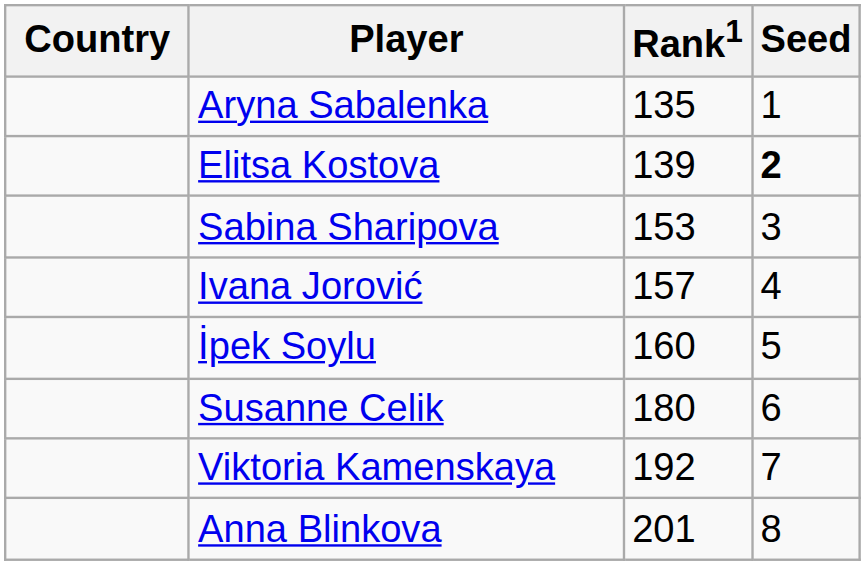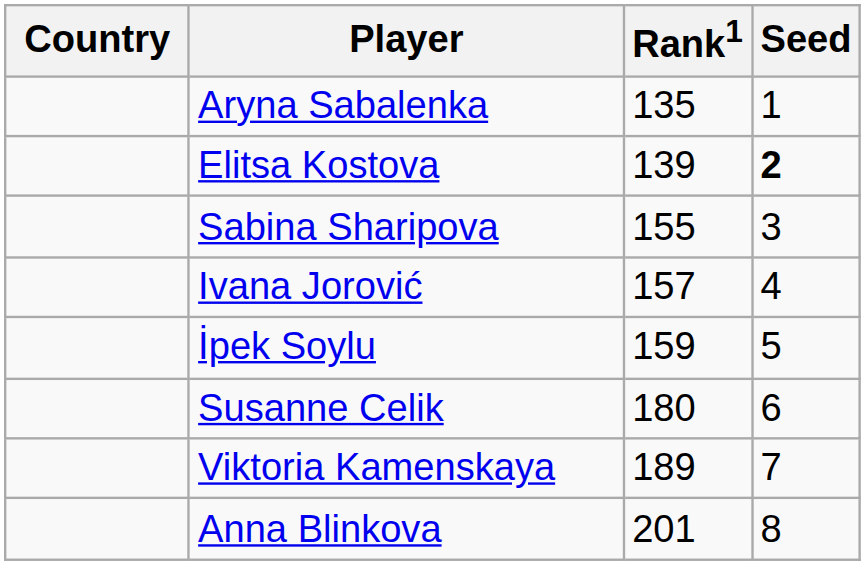(664, 226) 153 -> (664, 226) 155
(664, 346) 160 -> (664, 346) 159
(664, 467) 192 -> (664, 467) 189
